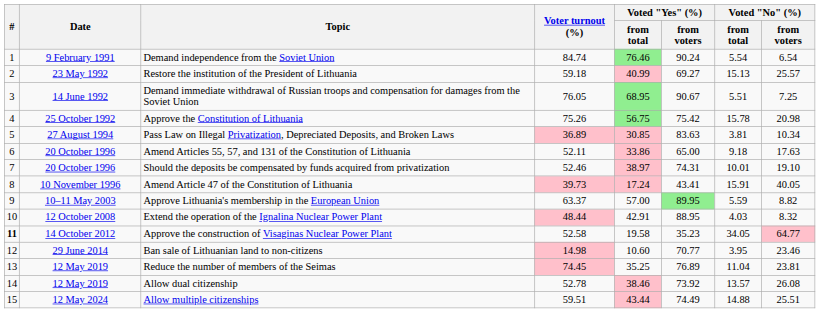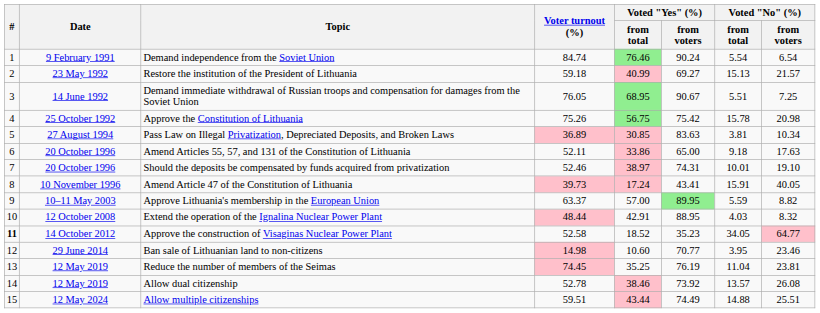(788, 73) 25.57 -> (788, 73) 21.57
(638, 234) 19.58 -> (638, 234) 18.52
(688, 267) 76.89 -> (688, 267) 76.19
